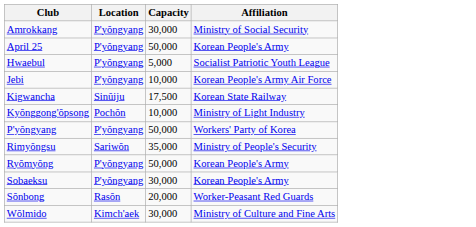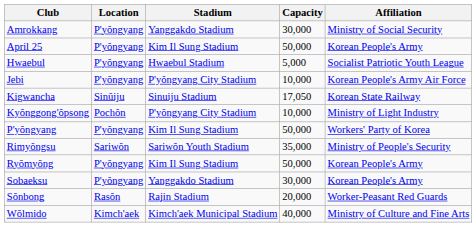+ column: (213, 12)
(163, 96) 17,500 -> (297, 96) 17,050
(163, 213) 30,000 -> (297, 213) 40,000
